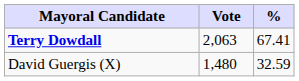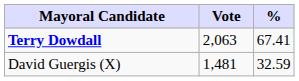(220, 64) 1,480 -> (220, 64) 1,481
